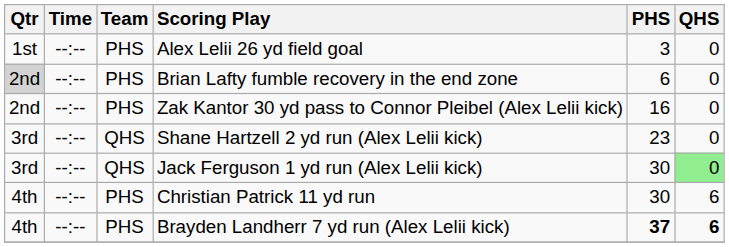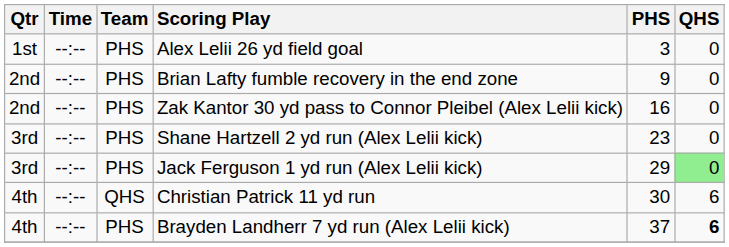(25, 78) lightgrey background -> (25, 78) no background
(665, 78) 6 -> (665, 78) 9
(125, 138) QHS -> (125, 138) PHS
(125, 167) QHS -> (125, 167) PHS
(660, 167) 30 -> (660, 167) 29
(125, 197) PHS -> (125, 197) QHS
(660, 227) bold -> (660, 227) normal
